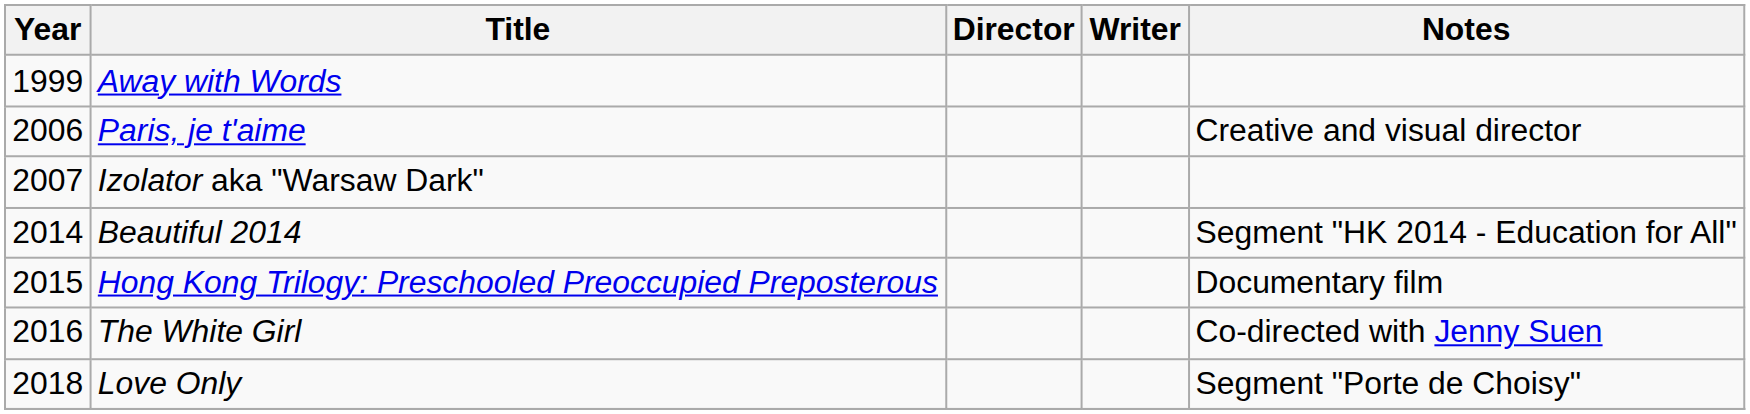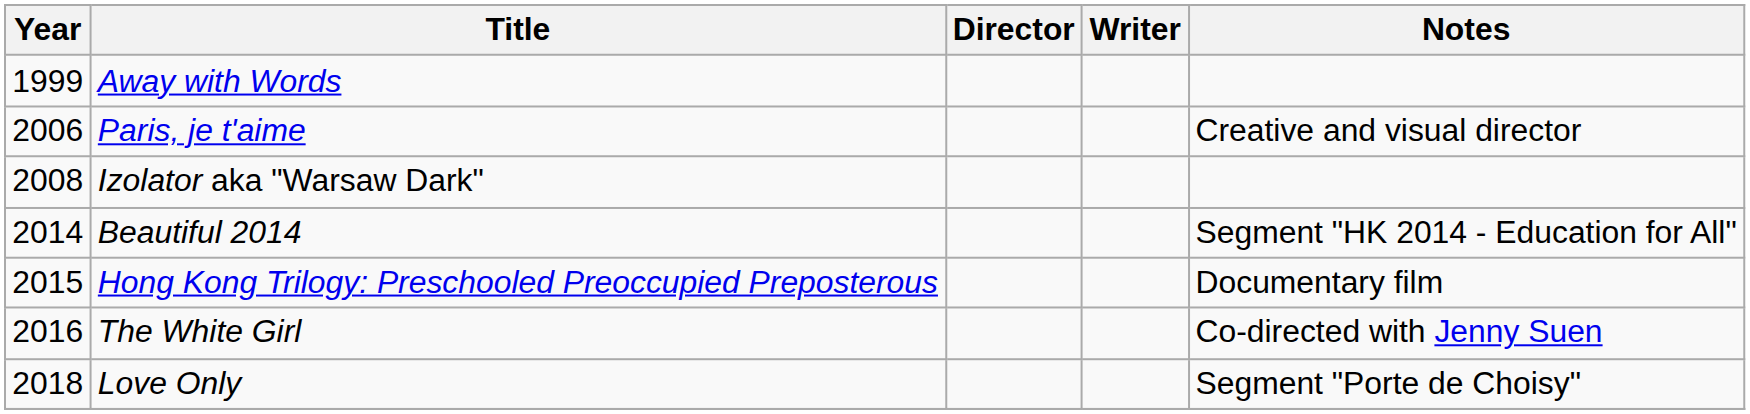(48, 181) 2007 -> (48, 181) 2008
